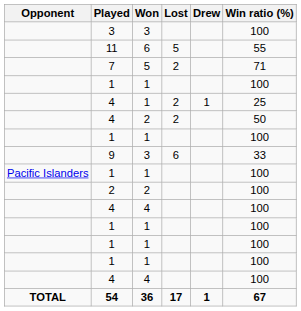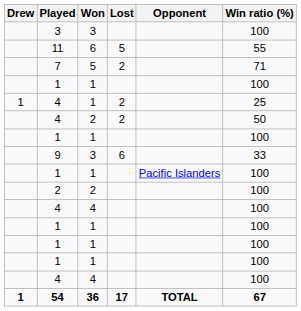columns swapped: (48, 13) <-> (207, 13)
